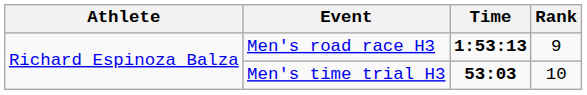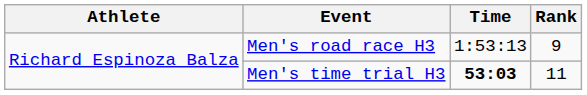(490, 47) bold -> (490, 47) normal
(556, 75) 10 -> (556, 75) 11
